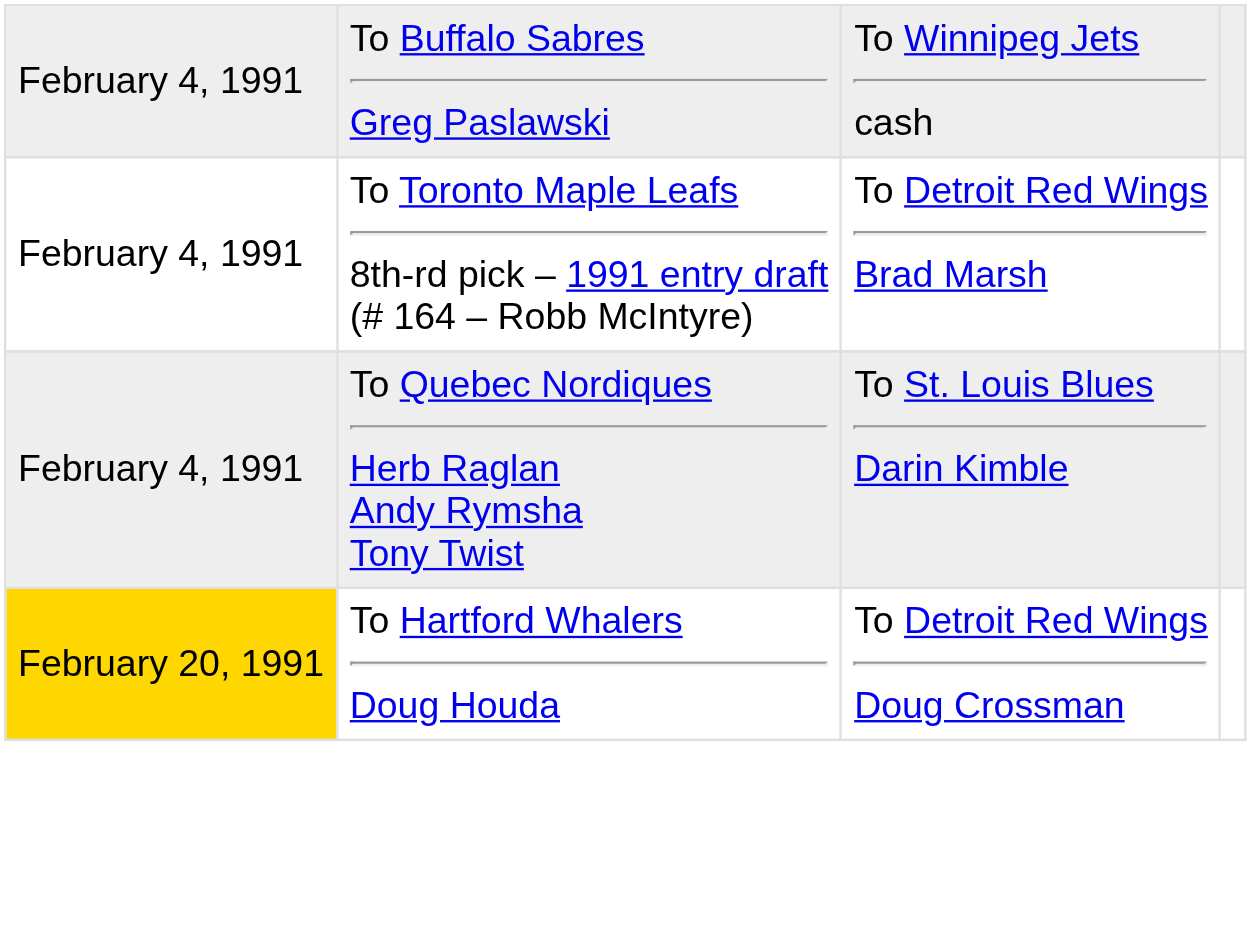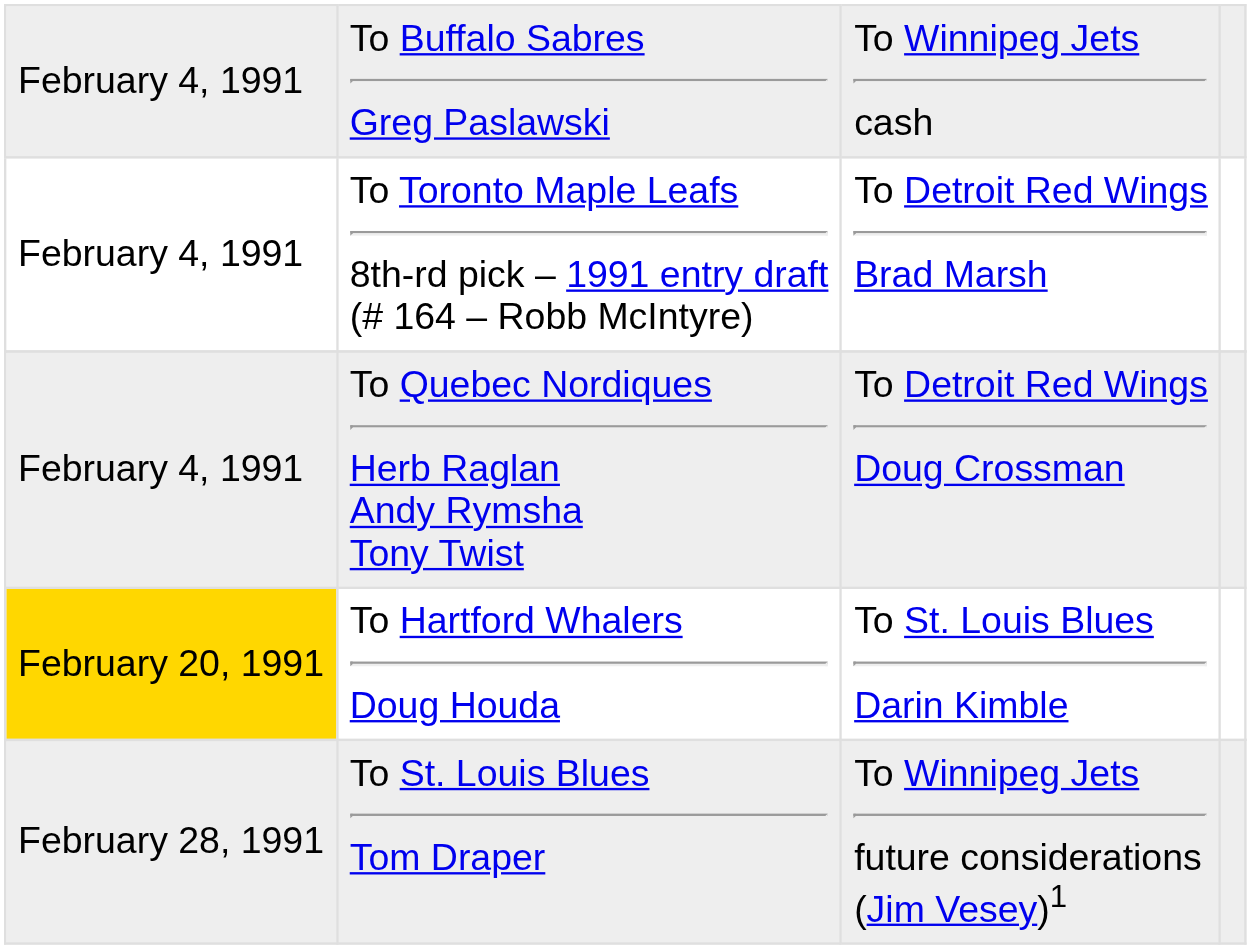(1031, 426) To St. Louis Blues Darin Kimble -> (1031, 426) To Detroit Red Wings Doug Crossman
(1031, 663) To Detroit Red Wings Doug Crossman -> (1031, 663) To St. Louis Blues Darin Kimble
+ row: (589, 815)
